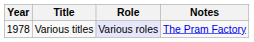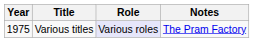(18, 29) 1978 -> (18, 29) 1975
